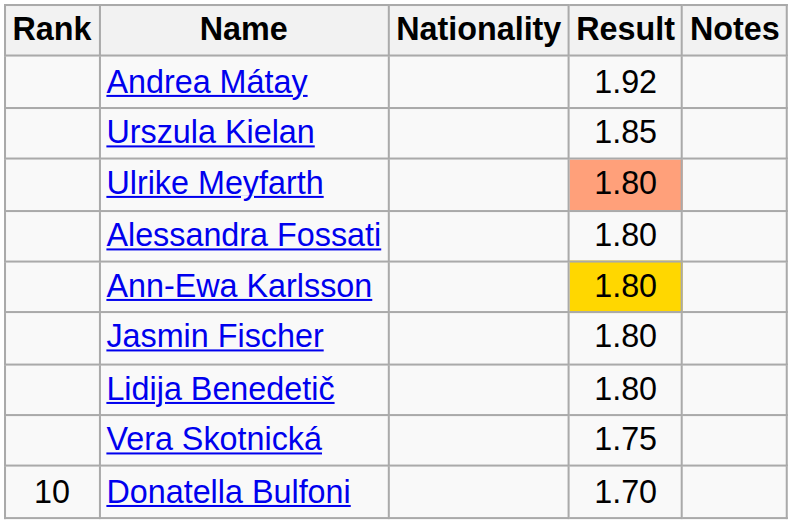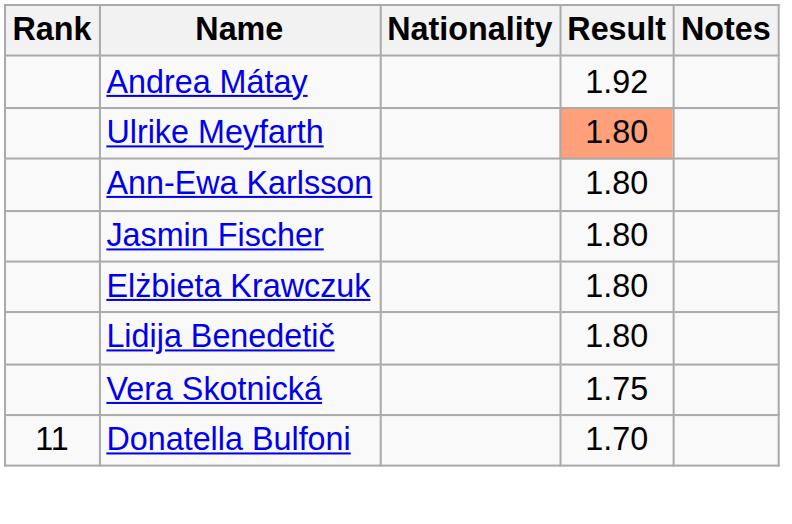- row: (211, 132)
- row: (244, 235)
(626, 286) gold background -> (617, 183) no background
+ row: (238, 286)
(52, 491) 10 -> (52, 440) 11
